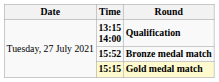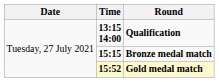(110, 54) 15:52 -> (110, 54) 15:15
(110, 69) 15:15 -> (110, 69) 15:52
